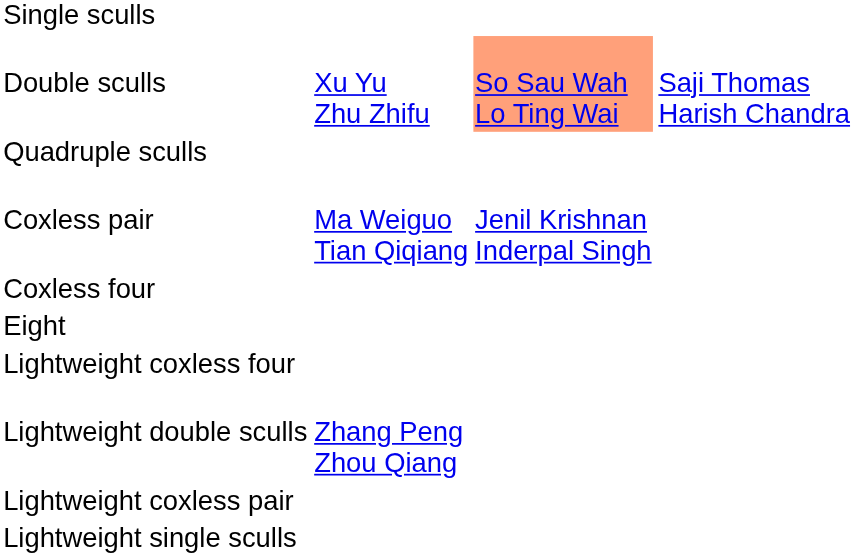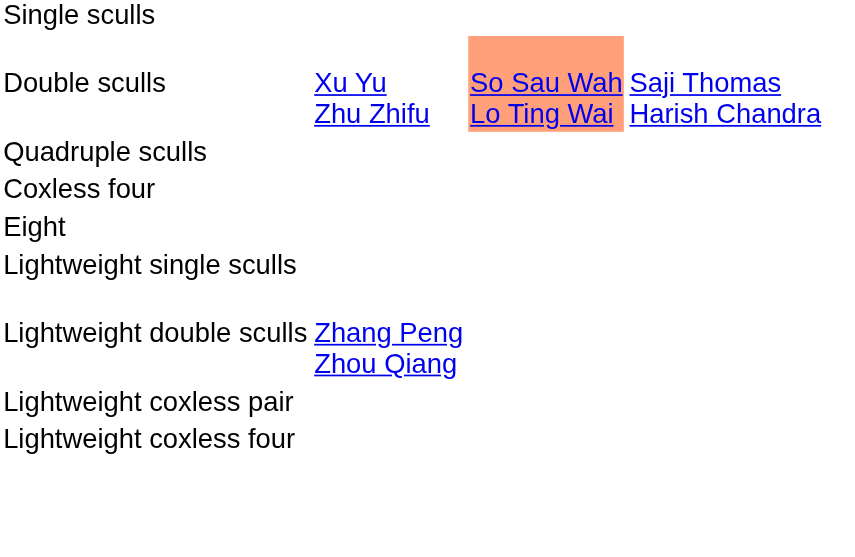- row: (78, 220)
rows swapped: (150, 538) <-> (149, 364)
